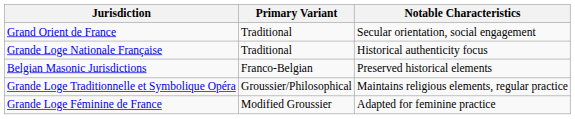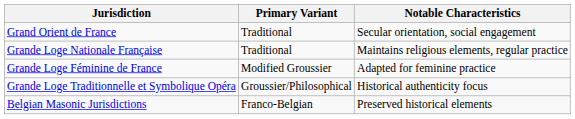(422, 50) Historical authenticity focus -> (463, 50) Maintains religious elements, regular practice
rows swapped: (84, 104) <-> (77, 68)
(463, 86) Maintains religious elements, regular practice -> (422, 86) Historical authenticity focus
